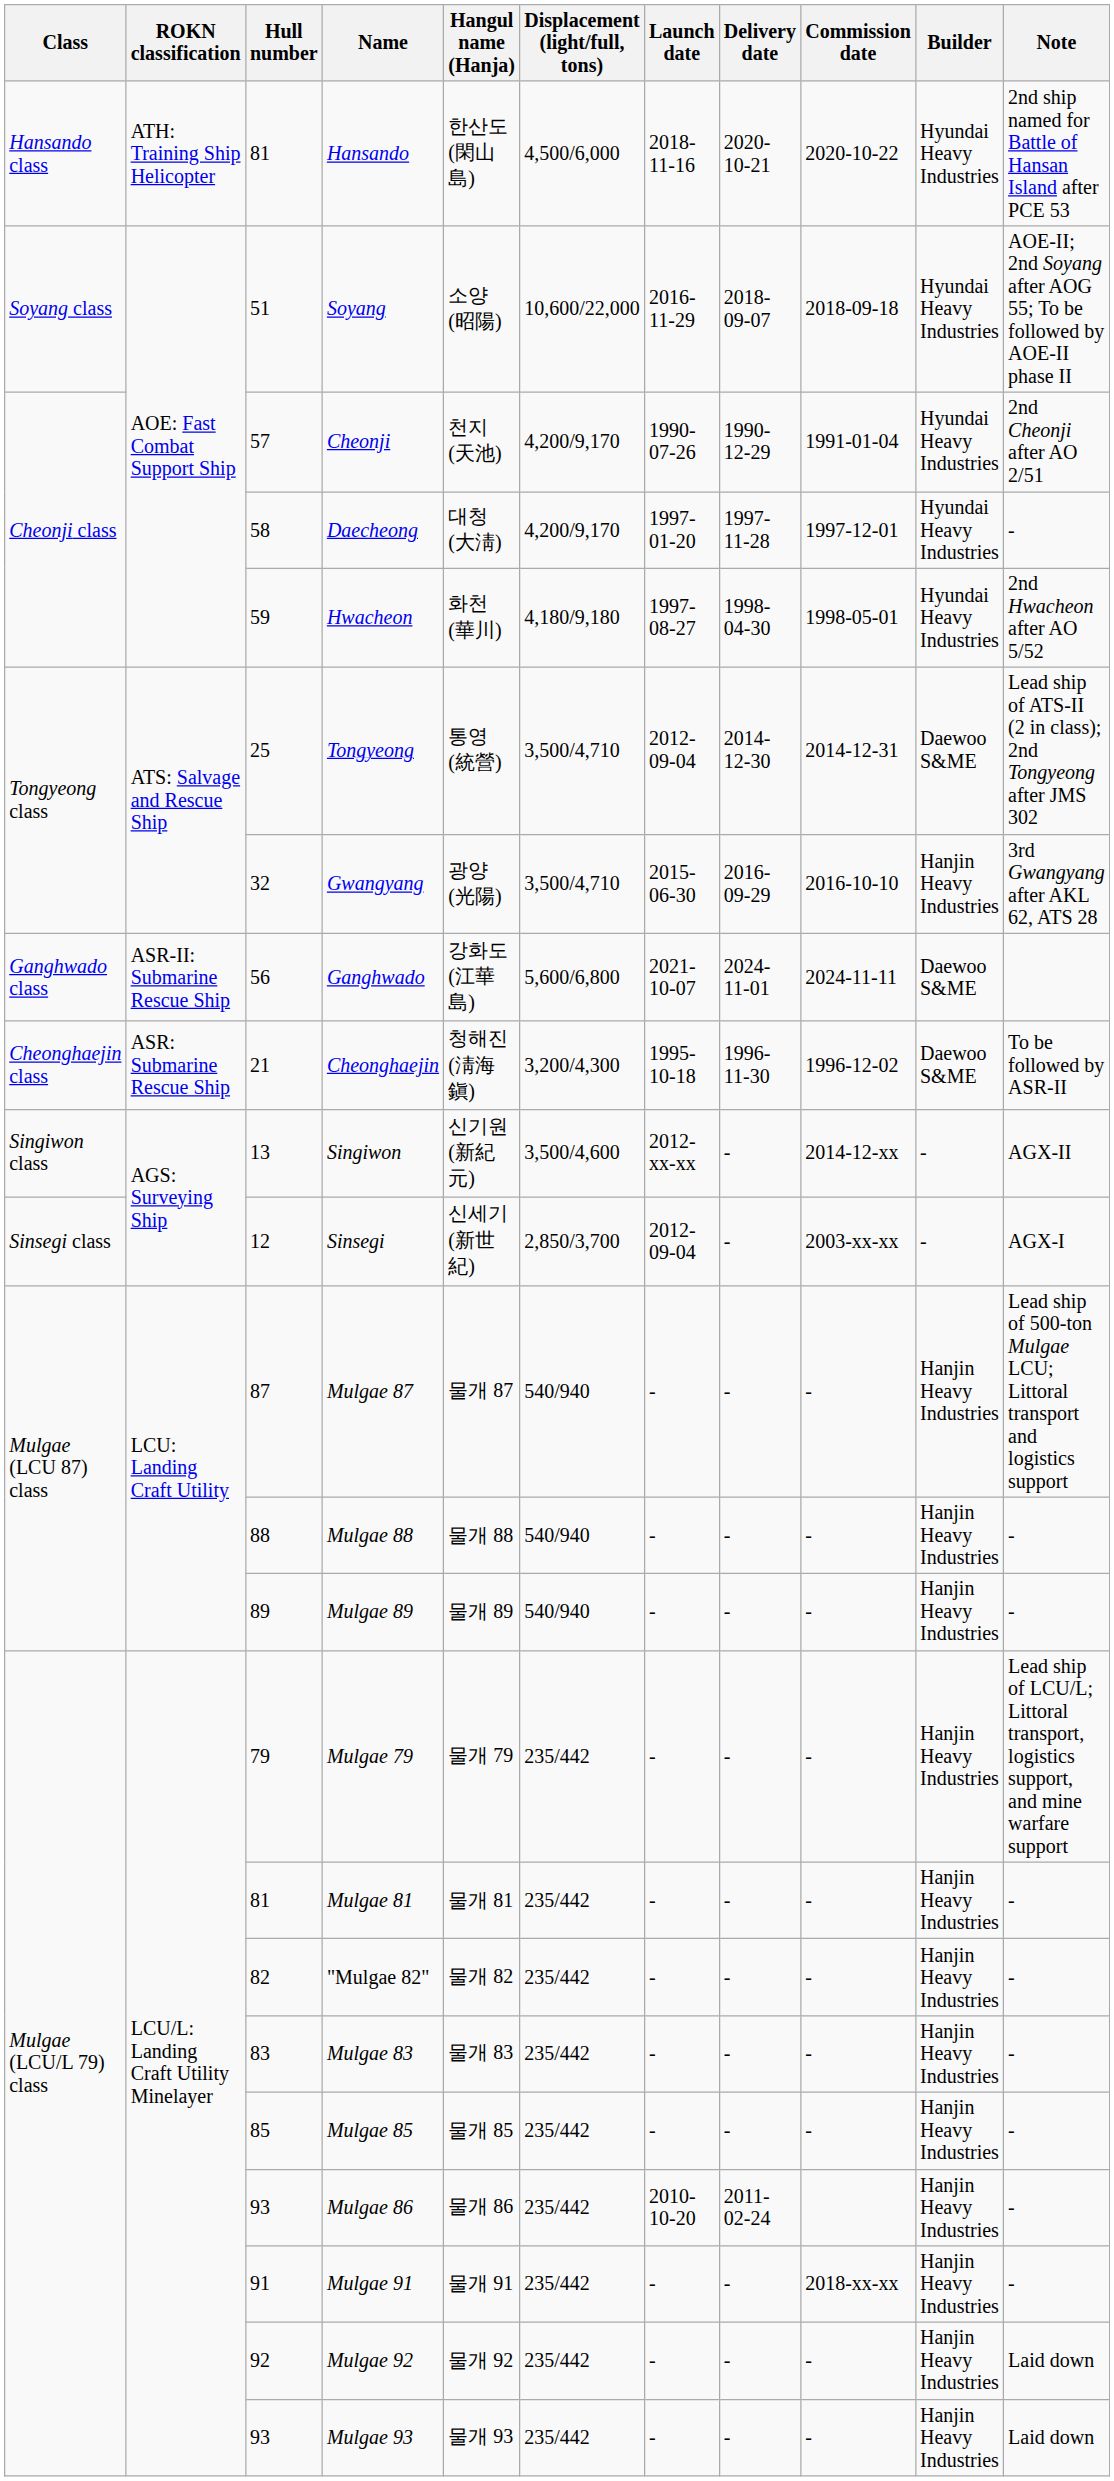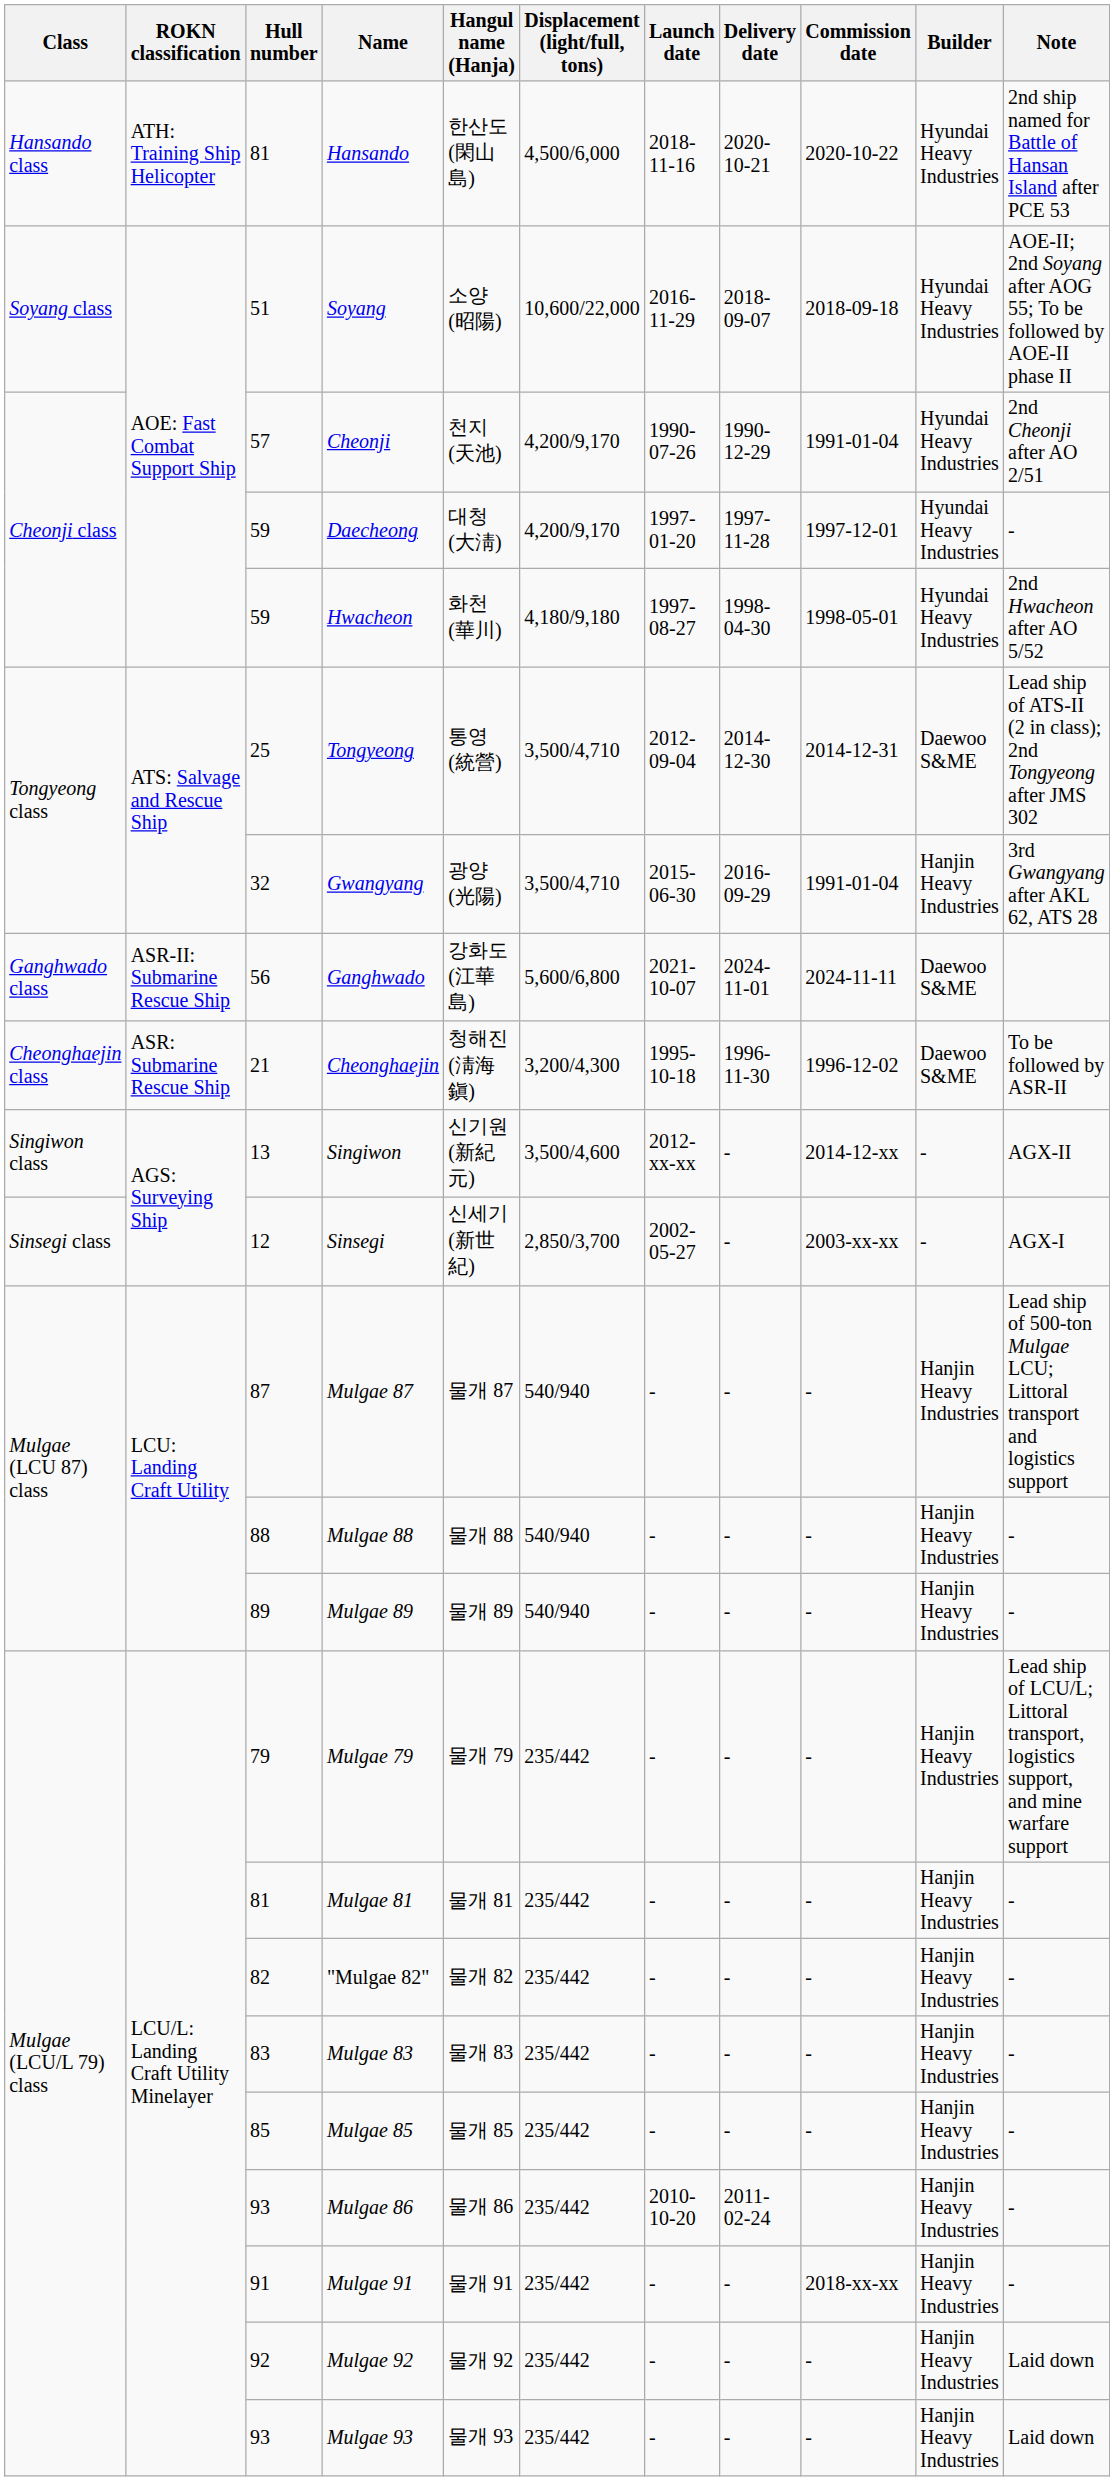(260, 529) 58 -> (260, 529) 59
(852, 883) 2016-10-10 -> (852, 883) 1991-01-04
(672, 1241) 2012-09-04 -> (672, 1241) 2002-05-27
